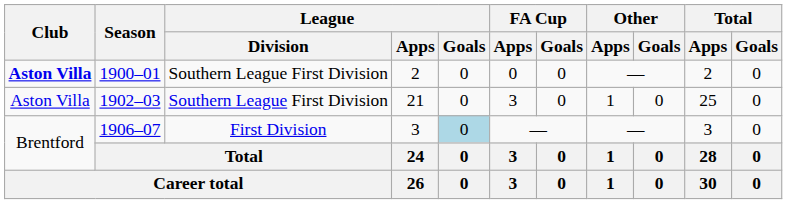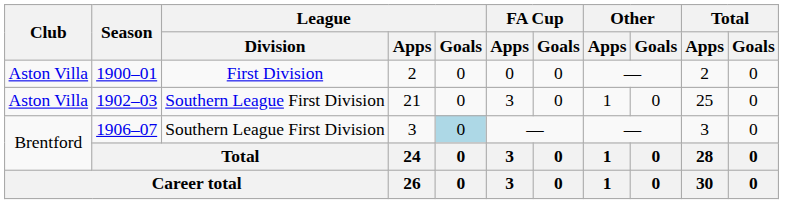(50, 73) bold -> (48, 73) normal
(278, 73) Southern League First Division -> (275, 73) First Division
(278, 128) First Division -> (275, 128) Southern League First Division
